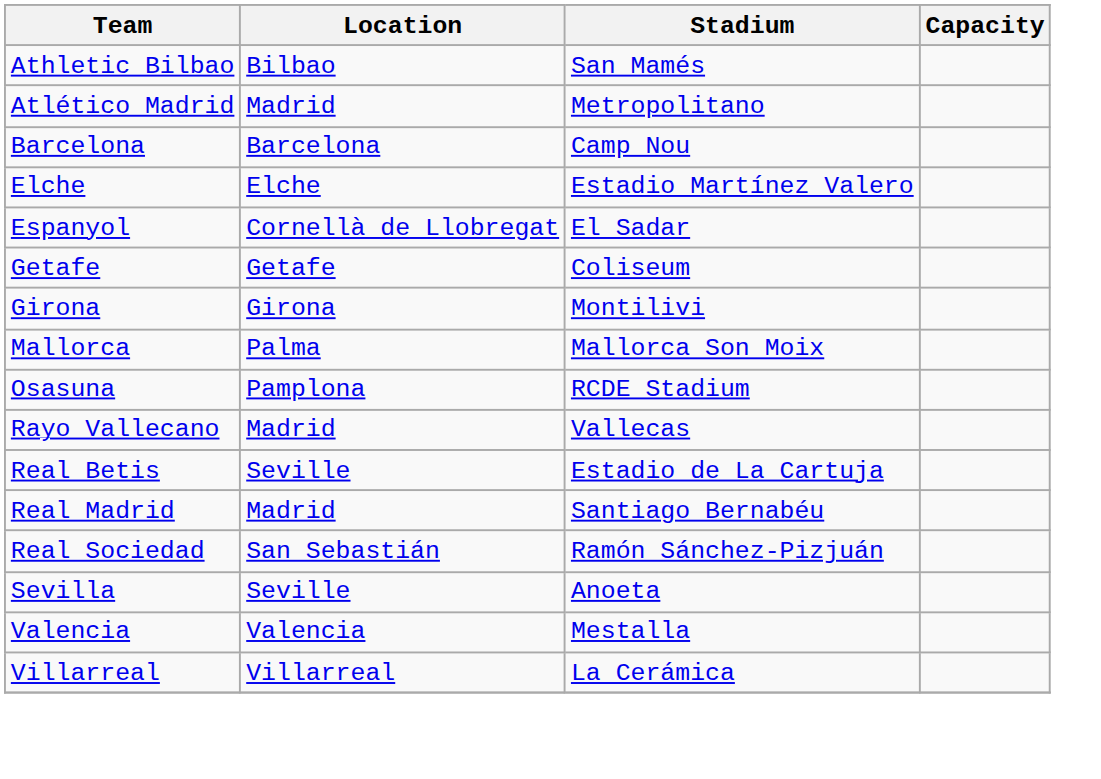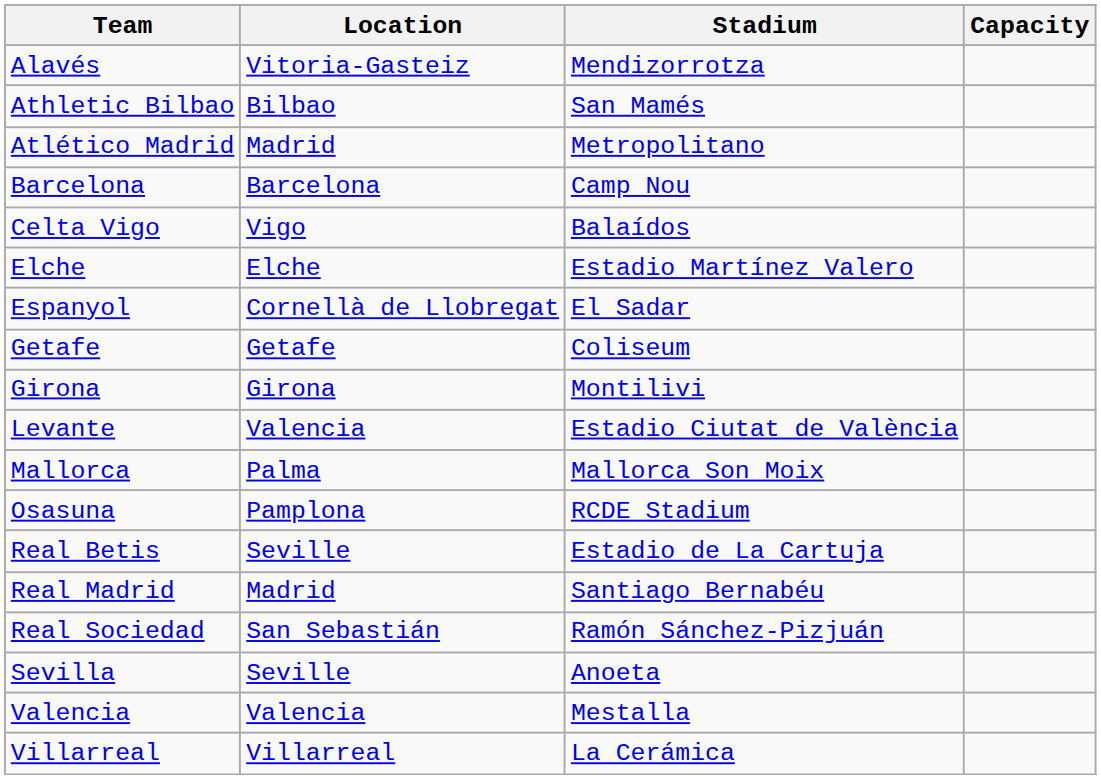+ row: (56, 66)
+ row: (85, 228)
+ row: (63, 430)
- row: (115, 430)
